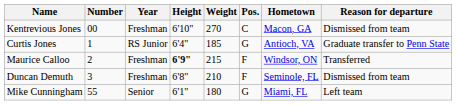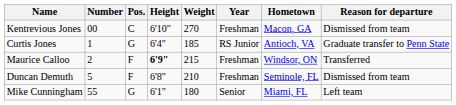columns swapped: (250, 12) <-> (148, 12)
(90, 76) 3 -> (90, 76) 5
